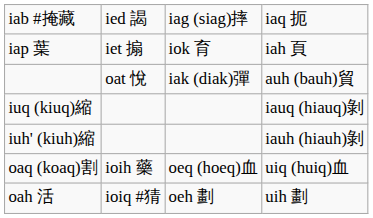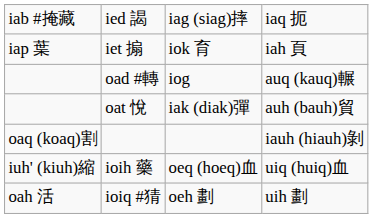+ row: (310, 78)
- row: (315, 108)
(52, 138) iuh' (kiuh)縮 -> (53, 138) oaq (koaq)割
(53, 167) oaq (koaq)割 -> (52, 167) iuh' (kiuh)縮
